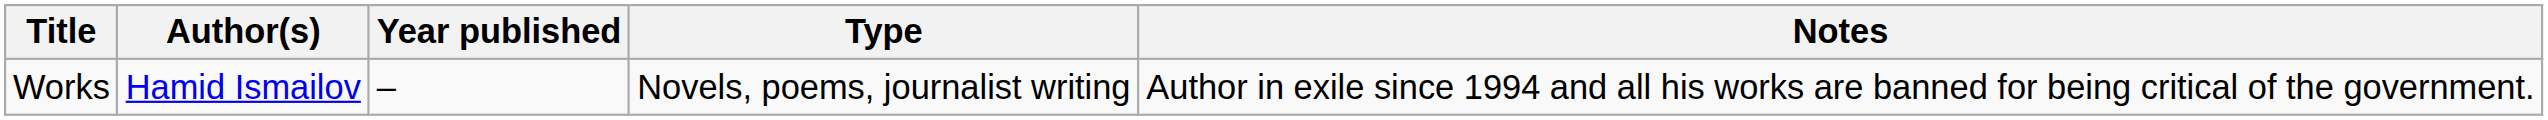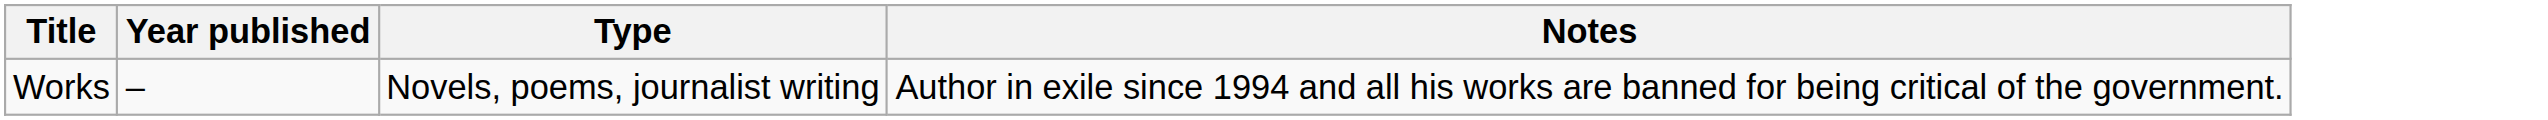- column: (243, 31)
